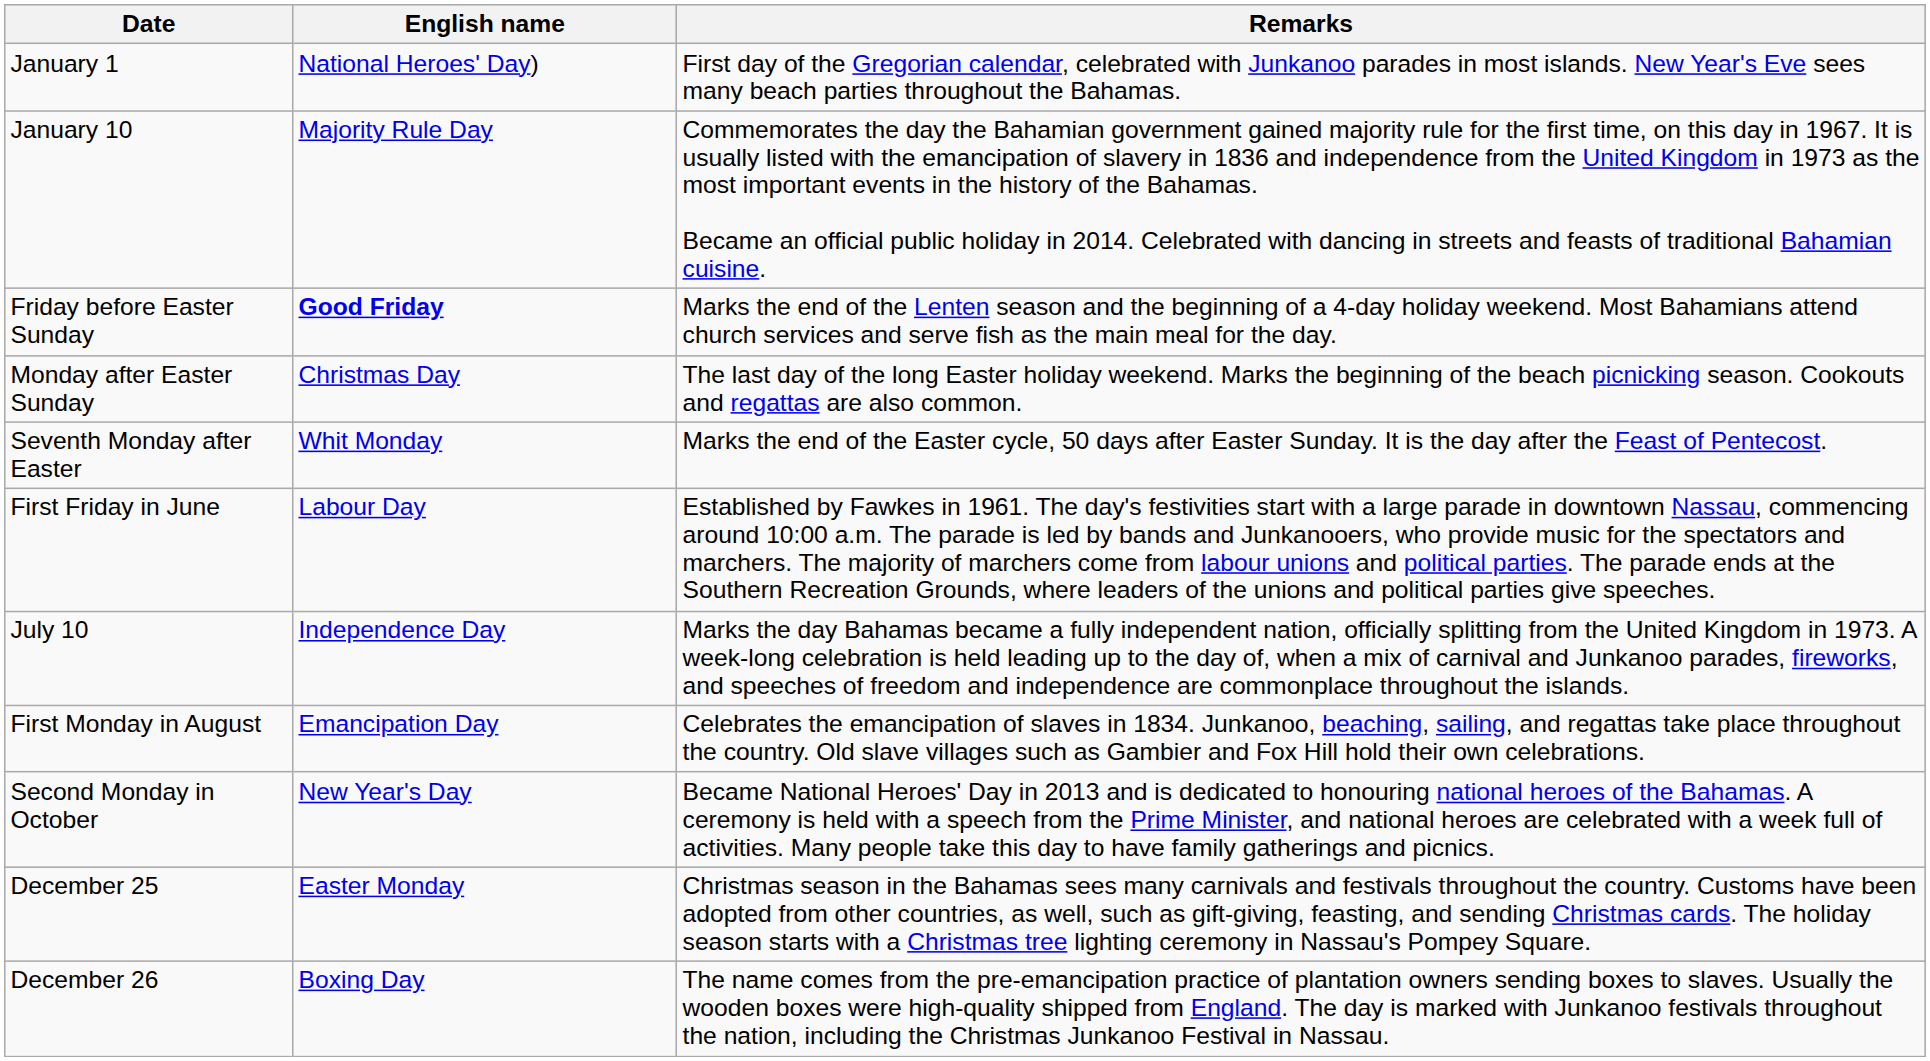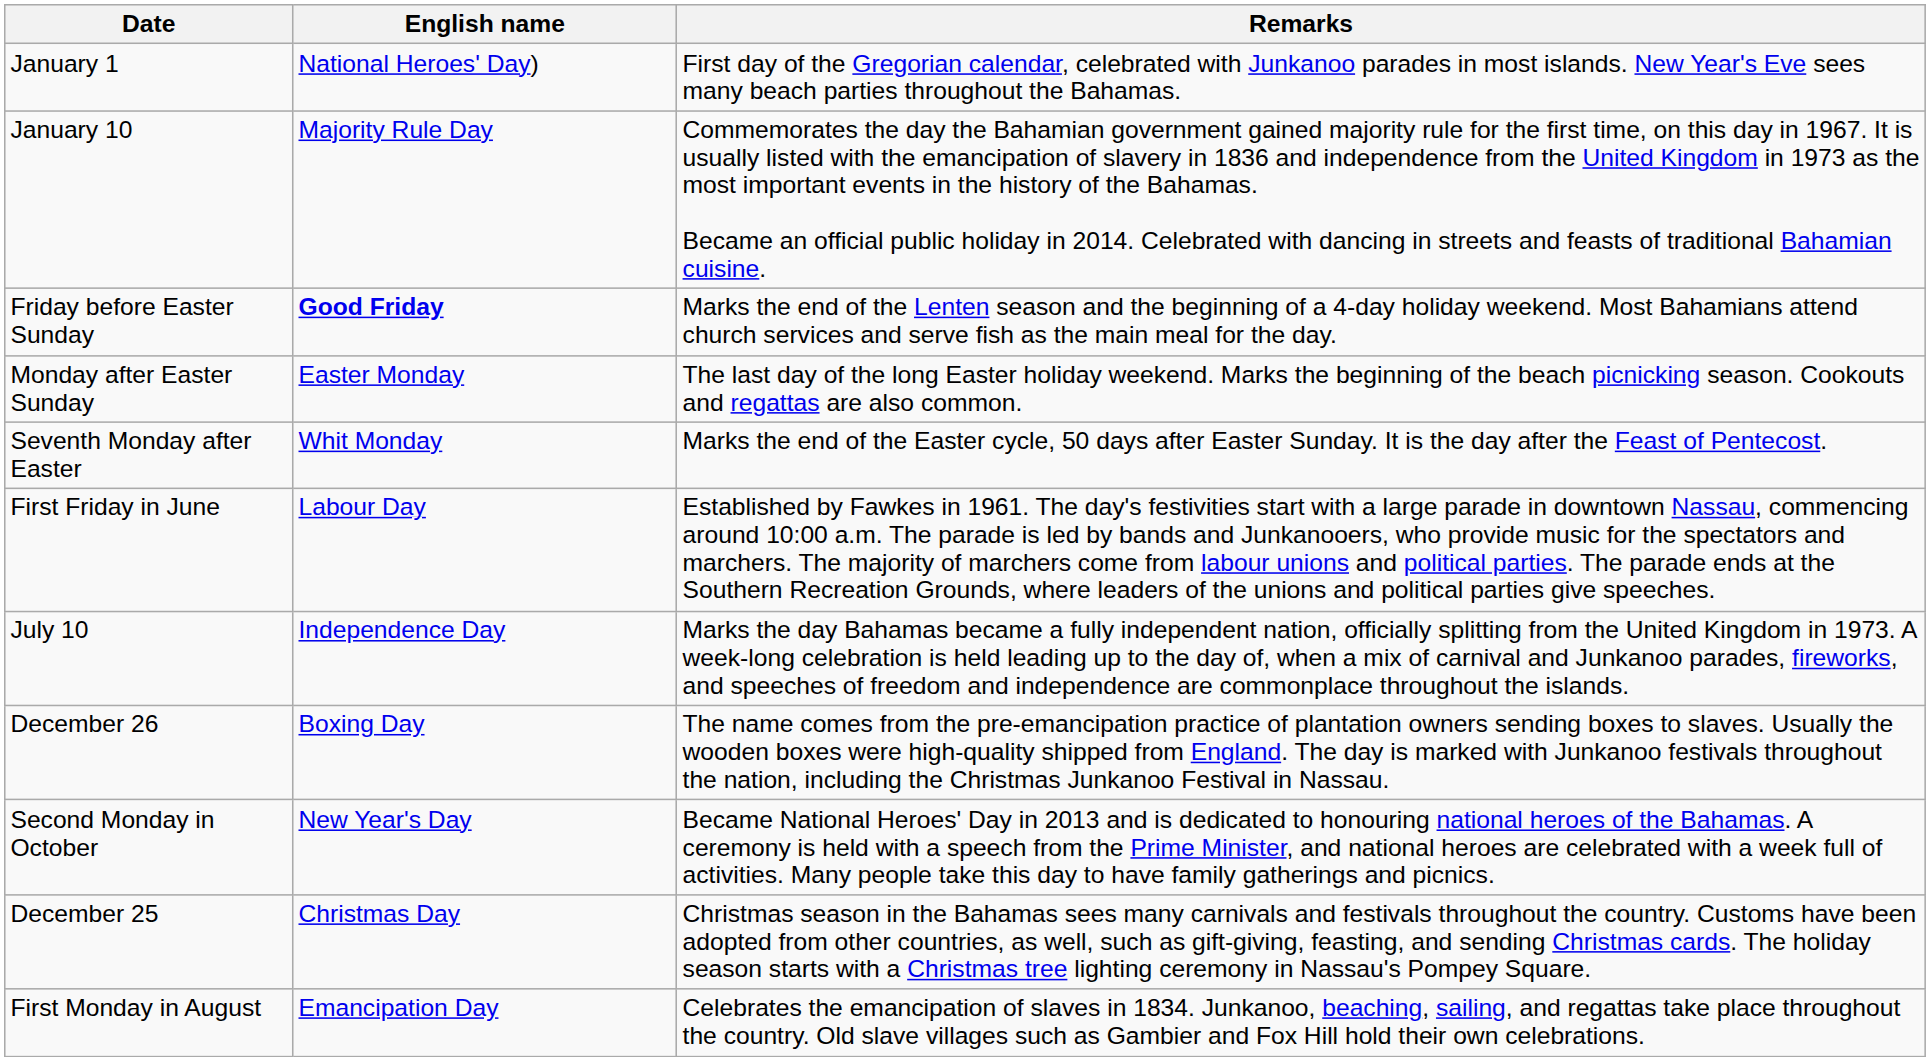(379, 374) Christmas Day -> (381, 374) Easter Monday
rows swapped: (136, 724) <-> (84, 980)
(381, 886) Easter Monday -> (379, 913) Christmas Day
